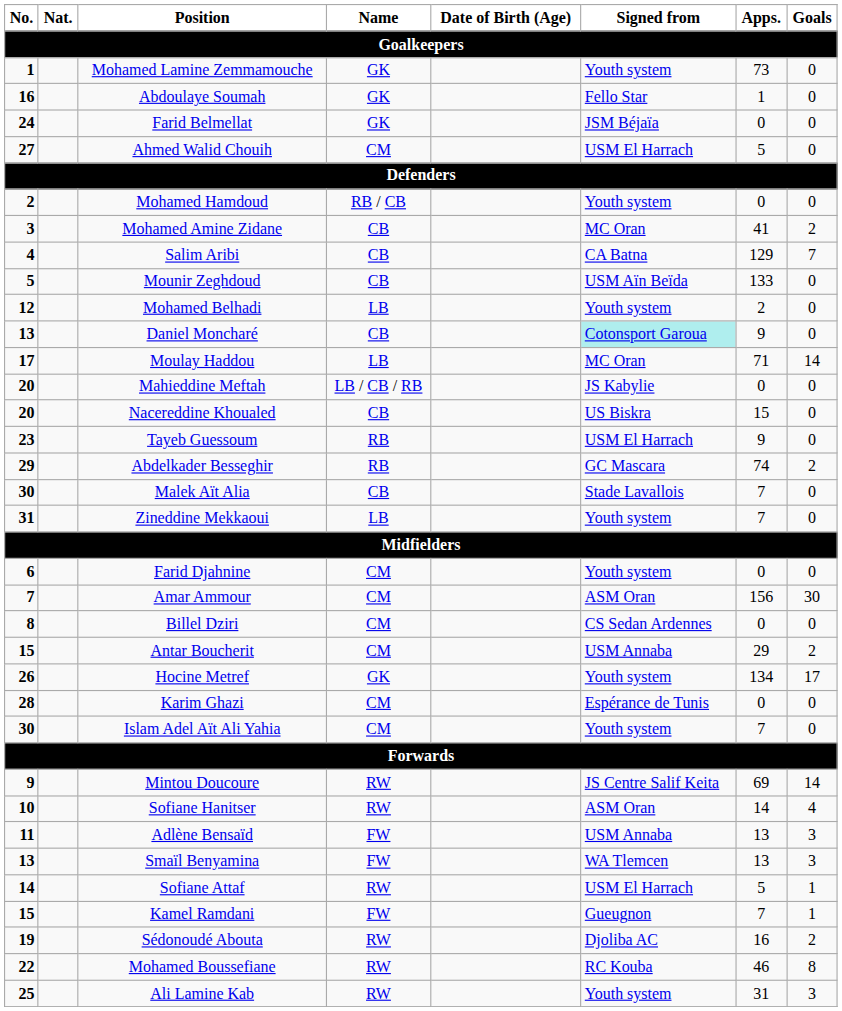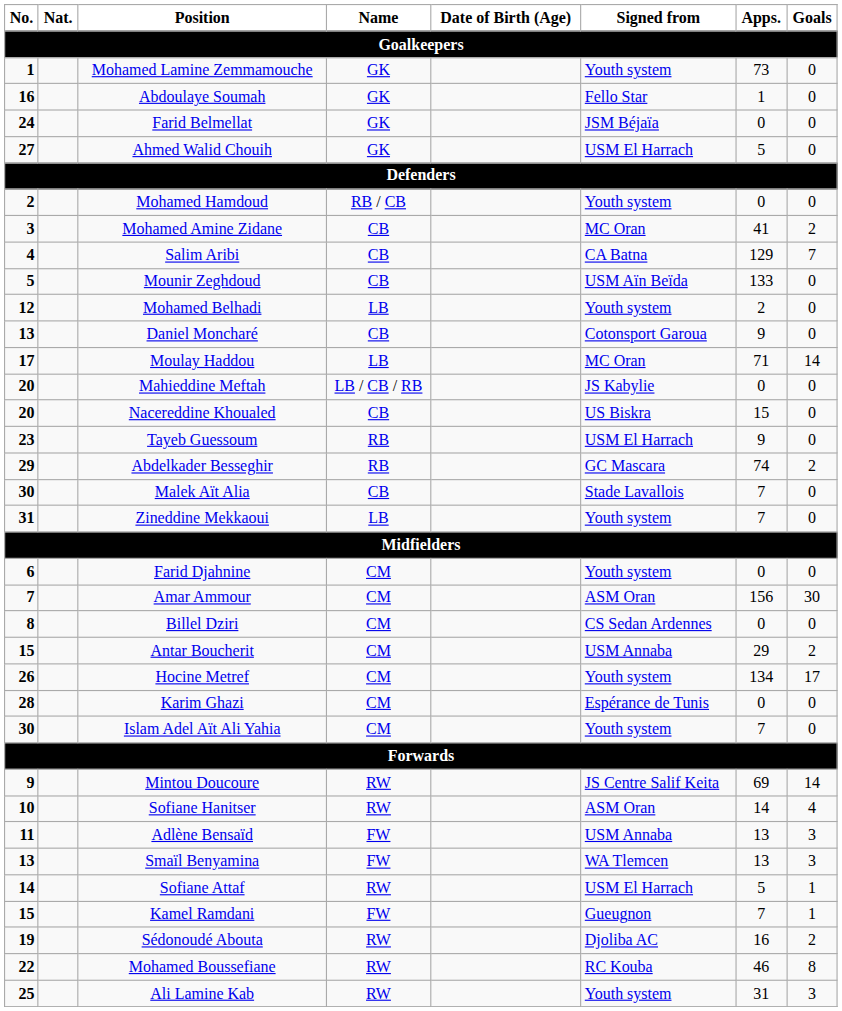(378, 149) CM -> (378, 149) GK
(646, 334) paleturquoise background -> (646, 334) no background
(378, 677) GK -> (378, 677) CM
